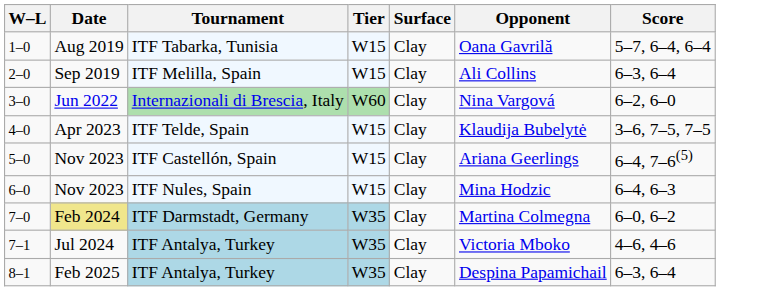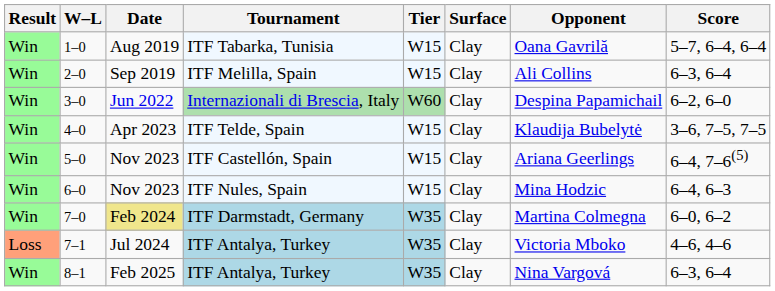+ column: (32, 18)
(507, 101) Nina Vargová -> (588, 101) Despina Papamichail
(533, 271) Despina Papamichail -> (562, 271) Nina Vargová
